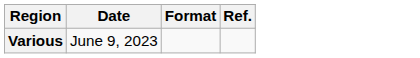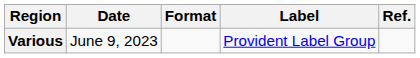+ column: (299, 16)
